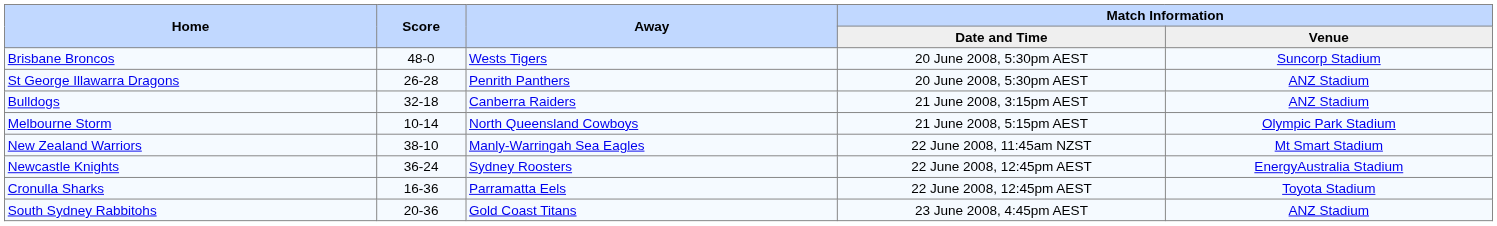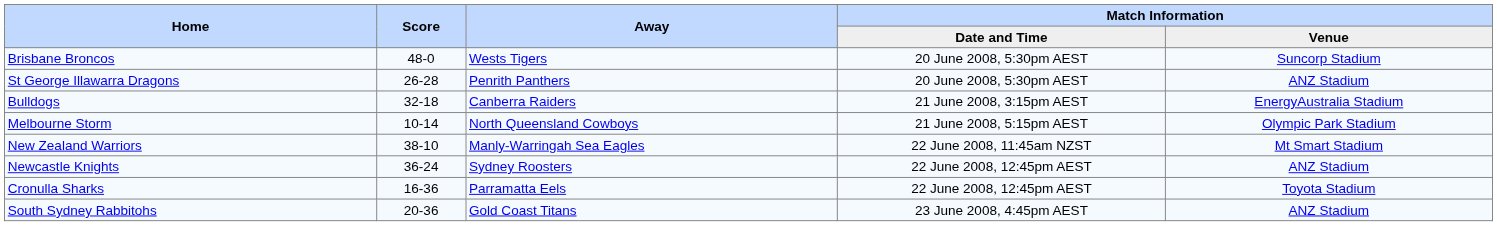(1329, 102) ANZ Stadium -> (1329, 102) EnergyAustralia Stadium
(1329, 167) EnergyAustralia Stadium -> (1329, 167) ANZ Stadium
